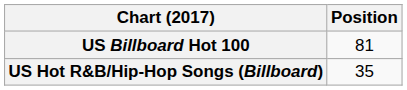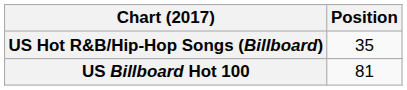rows swapped: (166, 44) <-> (166, 71)
